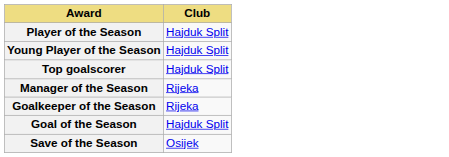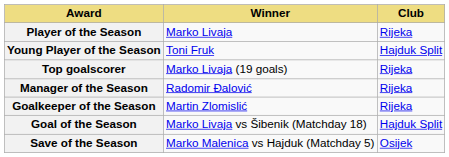+ column: (270, 13)
(197, 32) Hajduk Split -> (396, 32) Rijeka
(197, 69) Hajduk Split -> (396, 69) Rijeka
